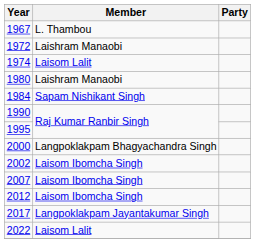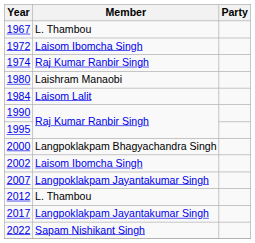(79, 46) Laishram Manaobi -> (89, 46) Laisom Ibomcha Singh
(63, 63) Laisom Lalit -> (92, 63) Raj Kumar Ranbir Singh
(90, 96) Sapam Nishikant Singh -> (63, 96) Laisom Lalit
(89, 180) Laisom Ibomcha Singh -> (122, 180) Langpoklakpam Jayantakumar Singh
(89, 197) Laisom Ibomcha Singh -> (63, 197) L. Thambou
(63, 230) Laisom Lalit -> (90, 230) Sapam Nishikant Singh
